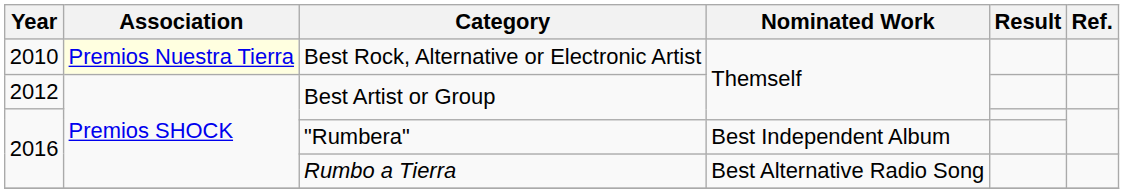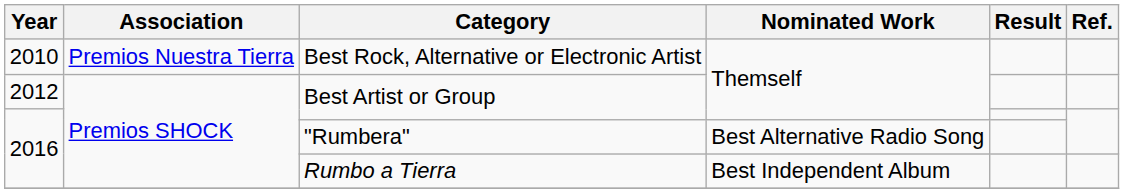(181, 56) lightyellow background -> (181, 56) no background
(831, 136) Best Independent Album -> (848, 136) Best Alternative Radio Song
(848, 171) Best Alternative Radio Song -> (831, 171) Best Independent Album
